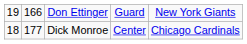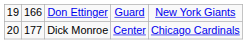(13, 30) 18 -> (13, 30) 20
